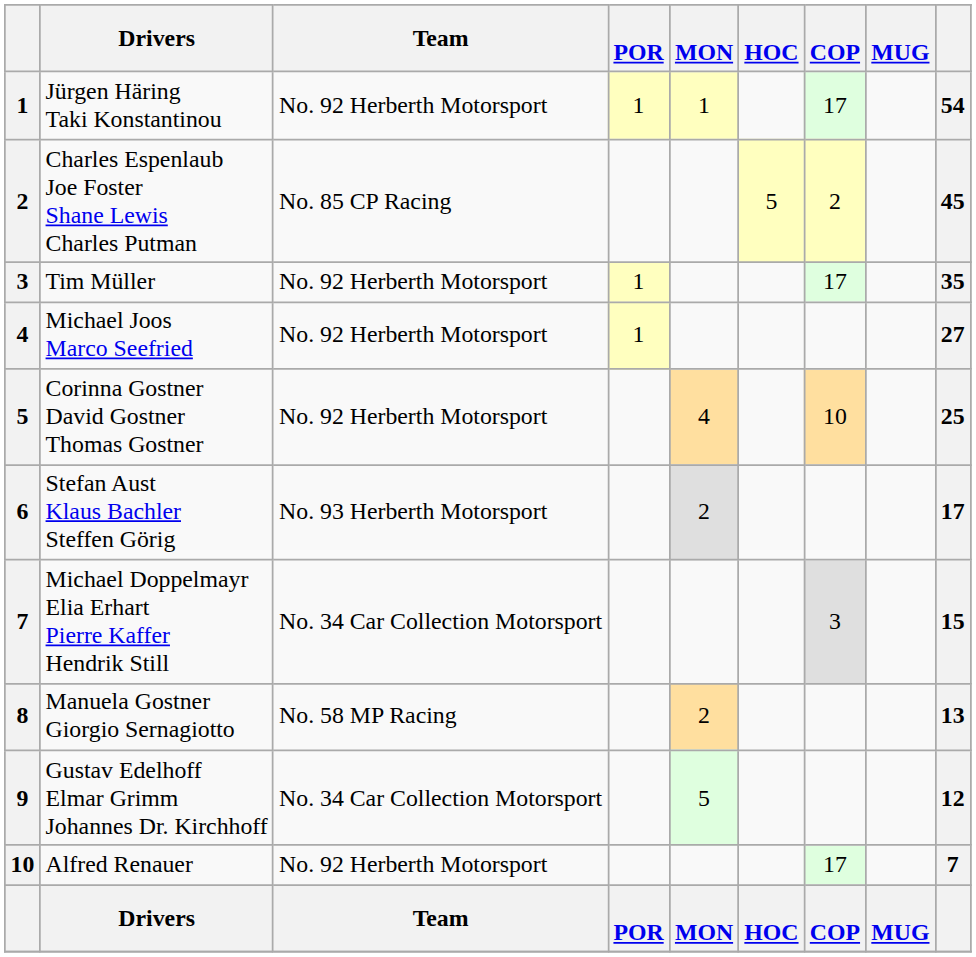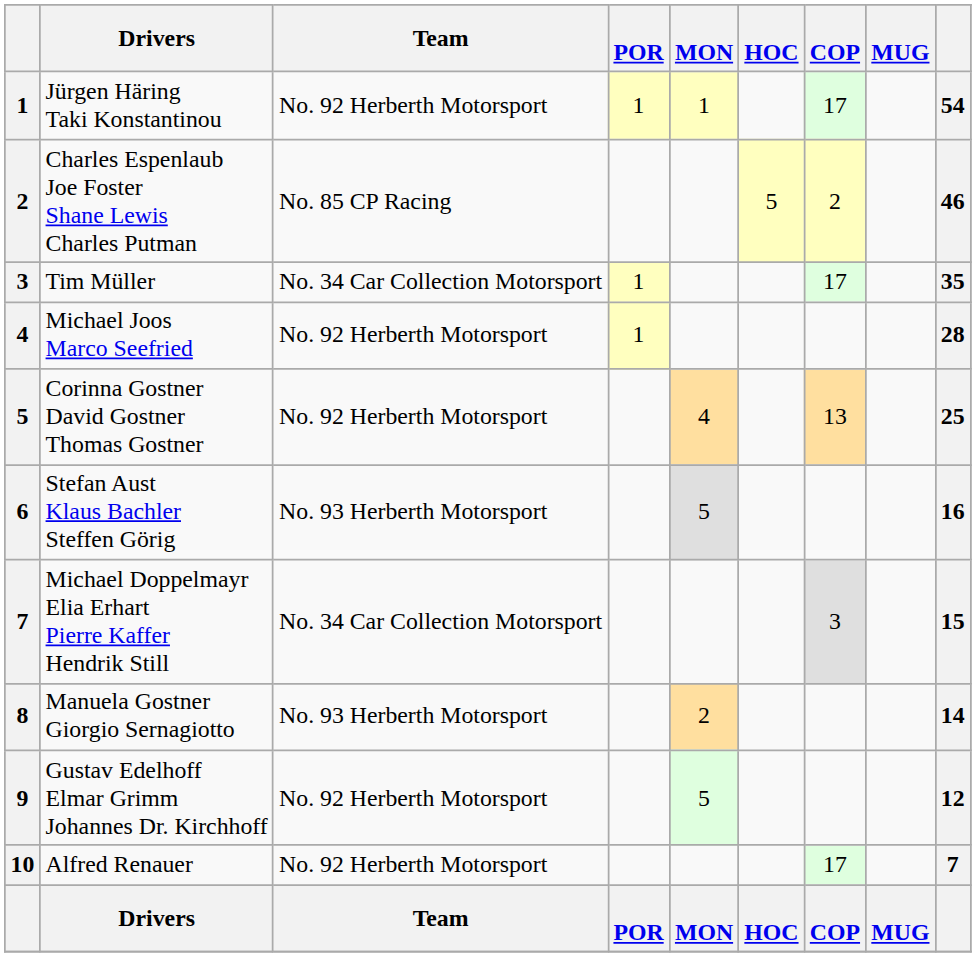(953, 200) 45 -> (953, 200) 46
(413, 281) No. 92 Herberth Motorsport -> (441, 281) No. 34 Car Collection Motorsport
(953, 334) 27 -> (953, 334) 28
(835, 416) 10 -> (835, 416) 13
(704, 511) 2 -> (704, 511) 5
(953, 511) 17 -> (953, 511) 16
(368, 715) No. 58 MP Racing -> (413, 715) No. 93 Herberth Motorsport
(953, 715) 13 -> (953, 715) 14
(441, 797) No. 34 Car Collection Motorsport -> (413, 797) No. 92 Herberth Motorsport
